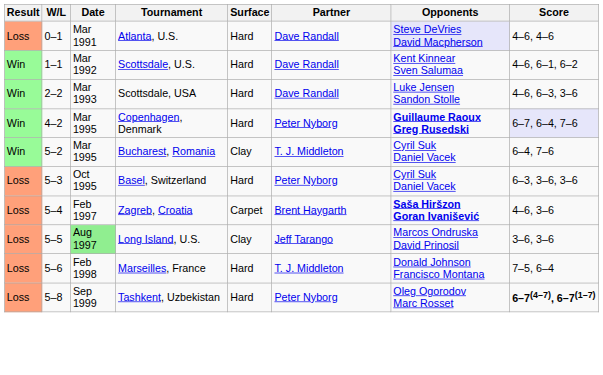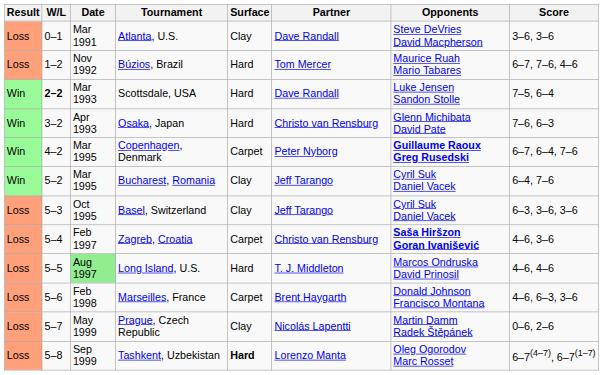(242, 36) Hard -> (241, 36) Clay
(438, 36) lavender background -> (438, 36) no background
(533, 36) 4–6, 4–6 -> (533, 36) 3–6, 3–6
- row: (156, 65)
+ row: (151, 65)
(53, 94) normal -> (53, 94) bold
(545, 94) 4–6, 6–3, 3–6 -> (533, 94) 7–5, 6–4
+ row: (151, 123)
(242, 123) Hard -> (246, 152) Carpet
(545, 123) lavender background -> (545, 152) no background
(309, 152) T. J. Middleton -> (304, 181) Jeff Tarango
(242, 181) Hard -> (241, 210) Clay
(306, 181) Peter Nyborg -> (304, 210) Jeff Tarango
(311, 210) Brent Haygarth -> (326, 239) Christo van Rensburg
(241, 239) Clay -> (242, 268) Hard
(304, 239) Jeff Tarango -> (309, 268) T. J. Middleton
(533, 239) 3–6, 3–6 -> (533, 268) 4–6, 4–6
(242, 268) Hard -> (246, 297) Carpet
(309, 268) T. J. Middleton -> (311, 297) Brent Haygarth
(533, 268) 7–5, 6–4 -> (545, 297) 4–6, 6–3, 3–6
+ row: (154, 326)
(242, 297) normal -> (242, 355) bold
(306, 297) Peter Nyborg -> (310, 355) Lorenzo Manta
(554, 297) bold -> (554, 355) normal
